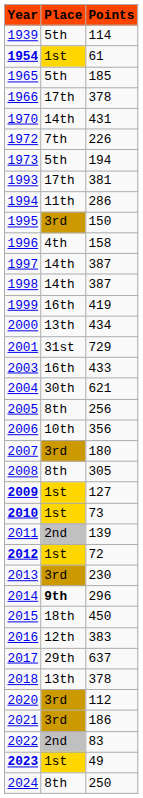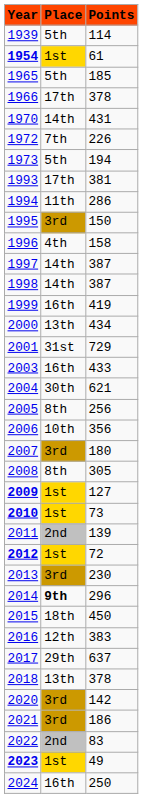(100, 700) 112 -> (100, 700) 142
(56, 783) 8th -> (59, 783) 16th
